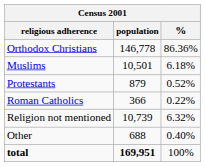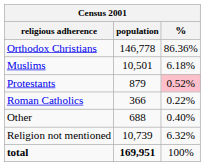(181, 83) no background -> (181, 83) pink background
rows swapped: (19, 135) <-> (59, 118)
